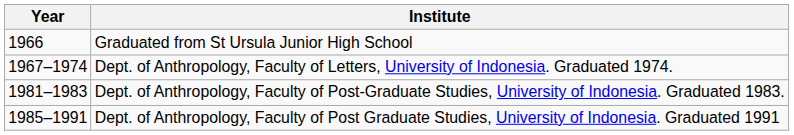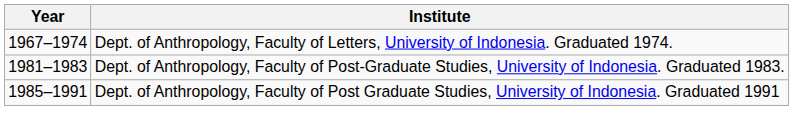- row: (254, 42)
